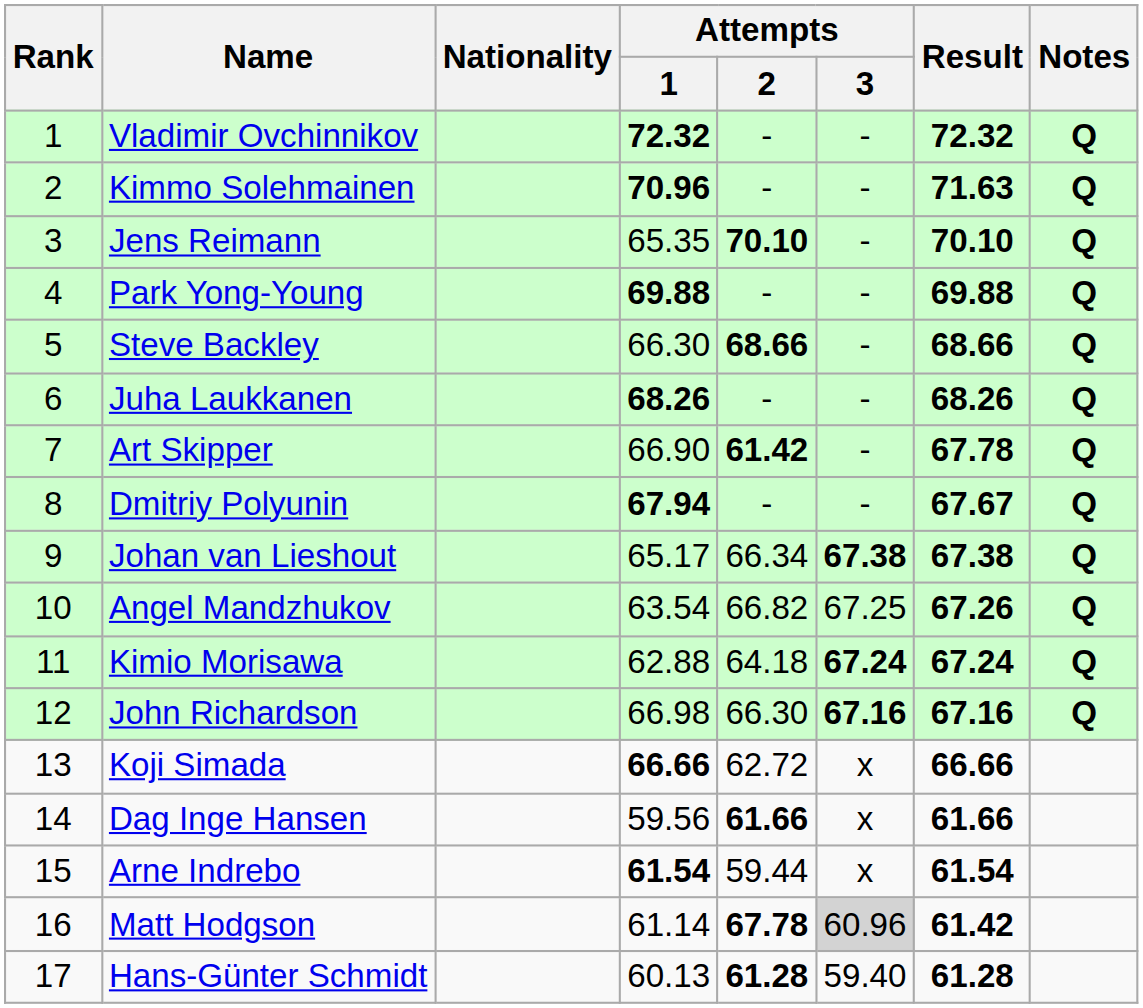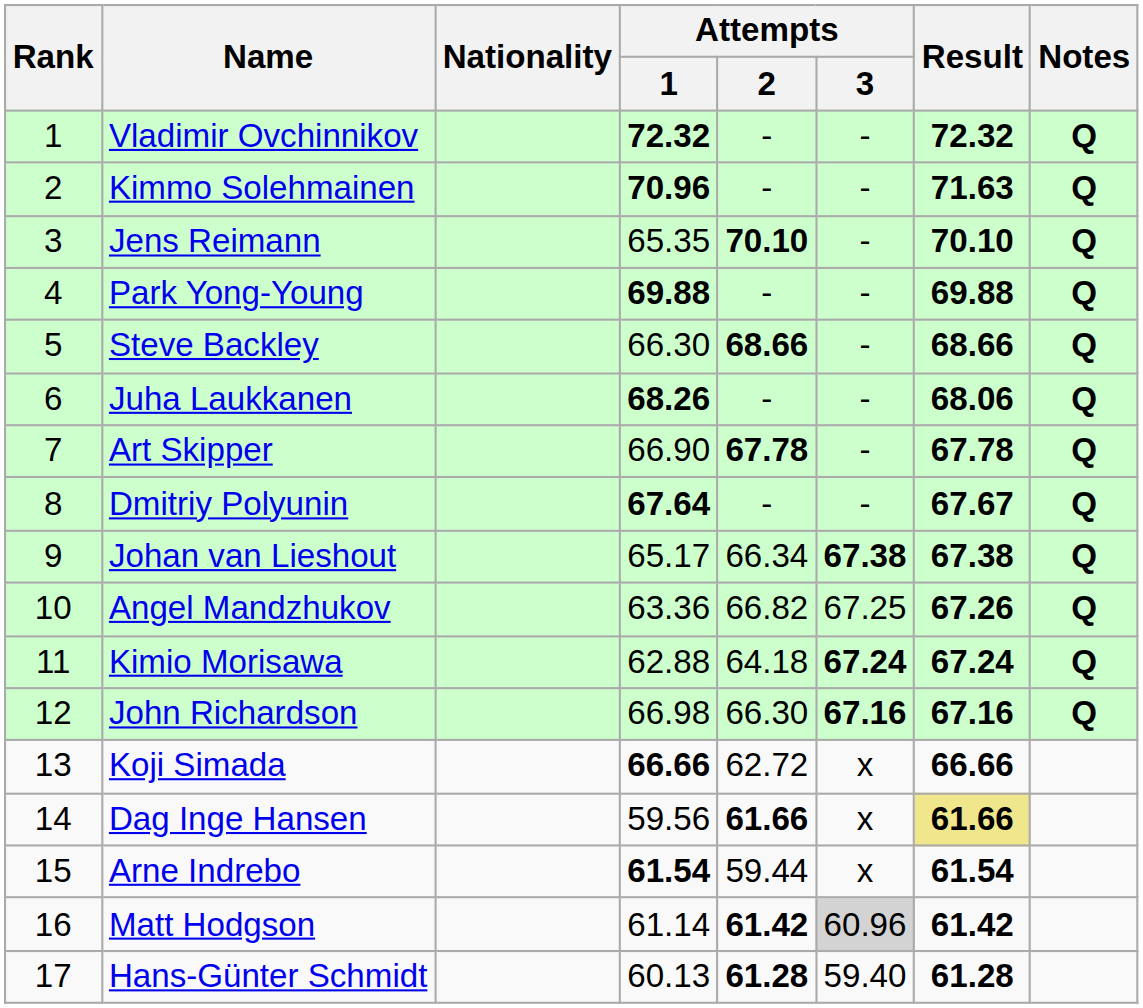(972, 398) 68.26 -> (972, 398) 68.06
(767, 450) 61.42 -> (767, 450) 67.78
(669, 503) 67.94 -> (669, 503) 67.64
(669, 608) 63.54 -> (669, 608) 63.36
(972, 818) no background -> (972, 818) khaki background
(767, 923) 67.78 -> (767, 923) 61.42
